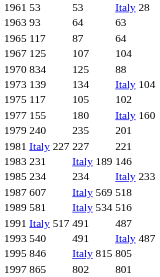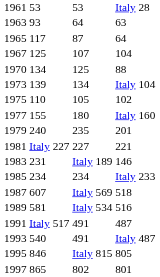(38, 69) 834 -> (38, 69) 134
(37, 99) 117 -> (37, 99) 110
